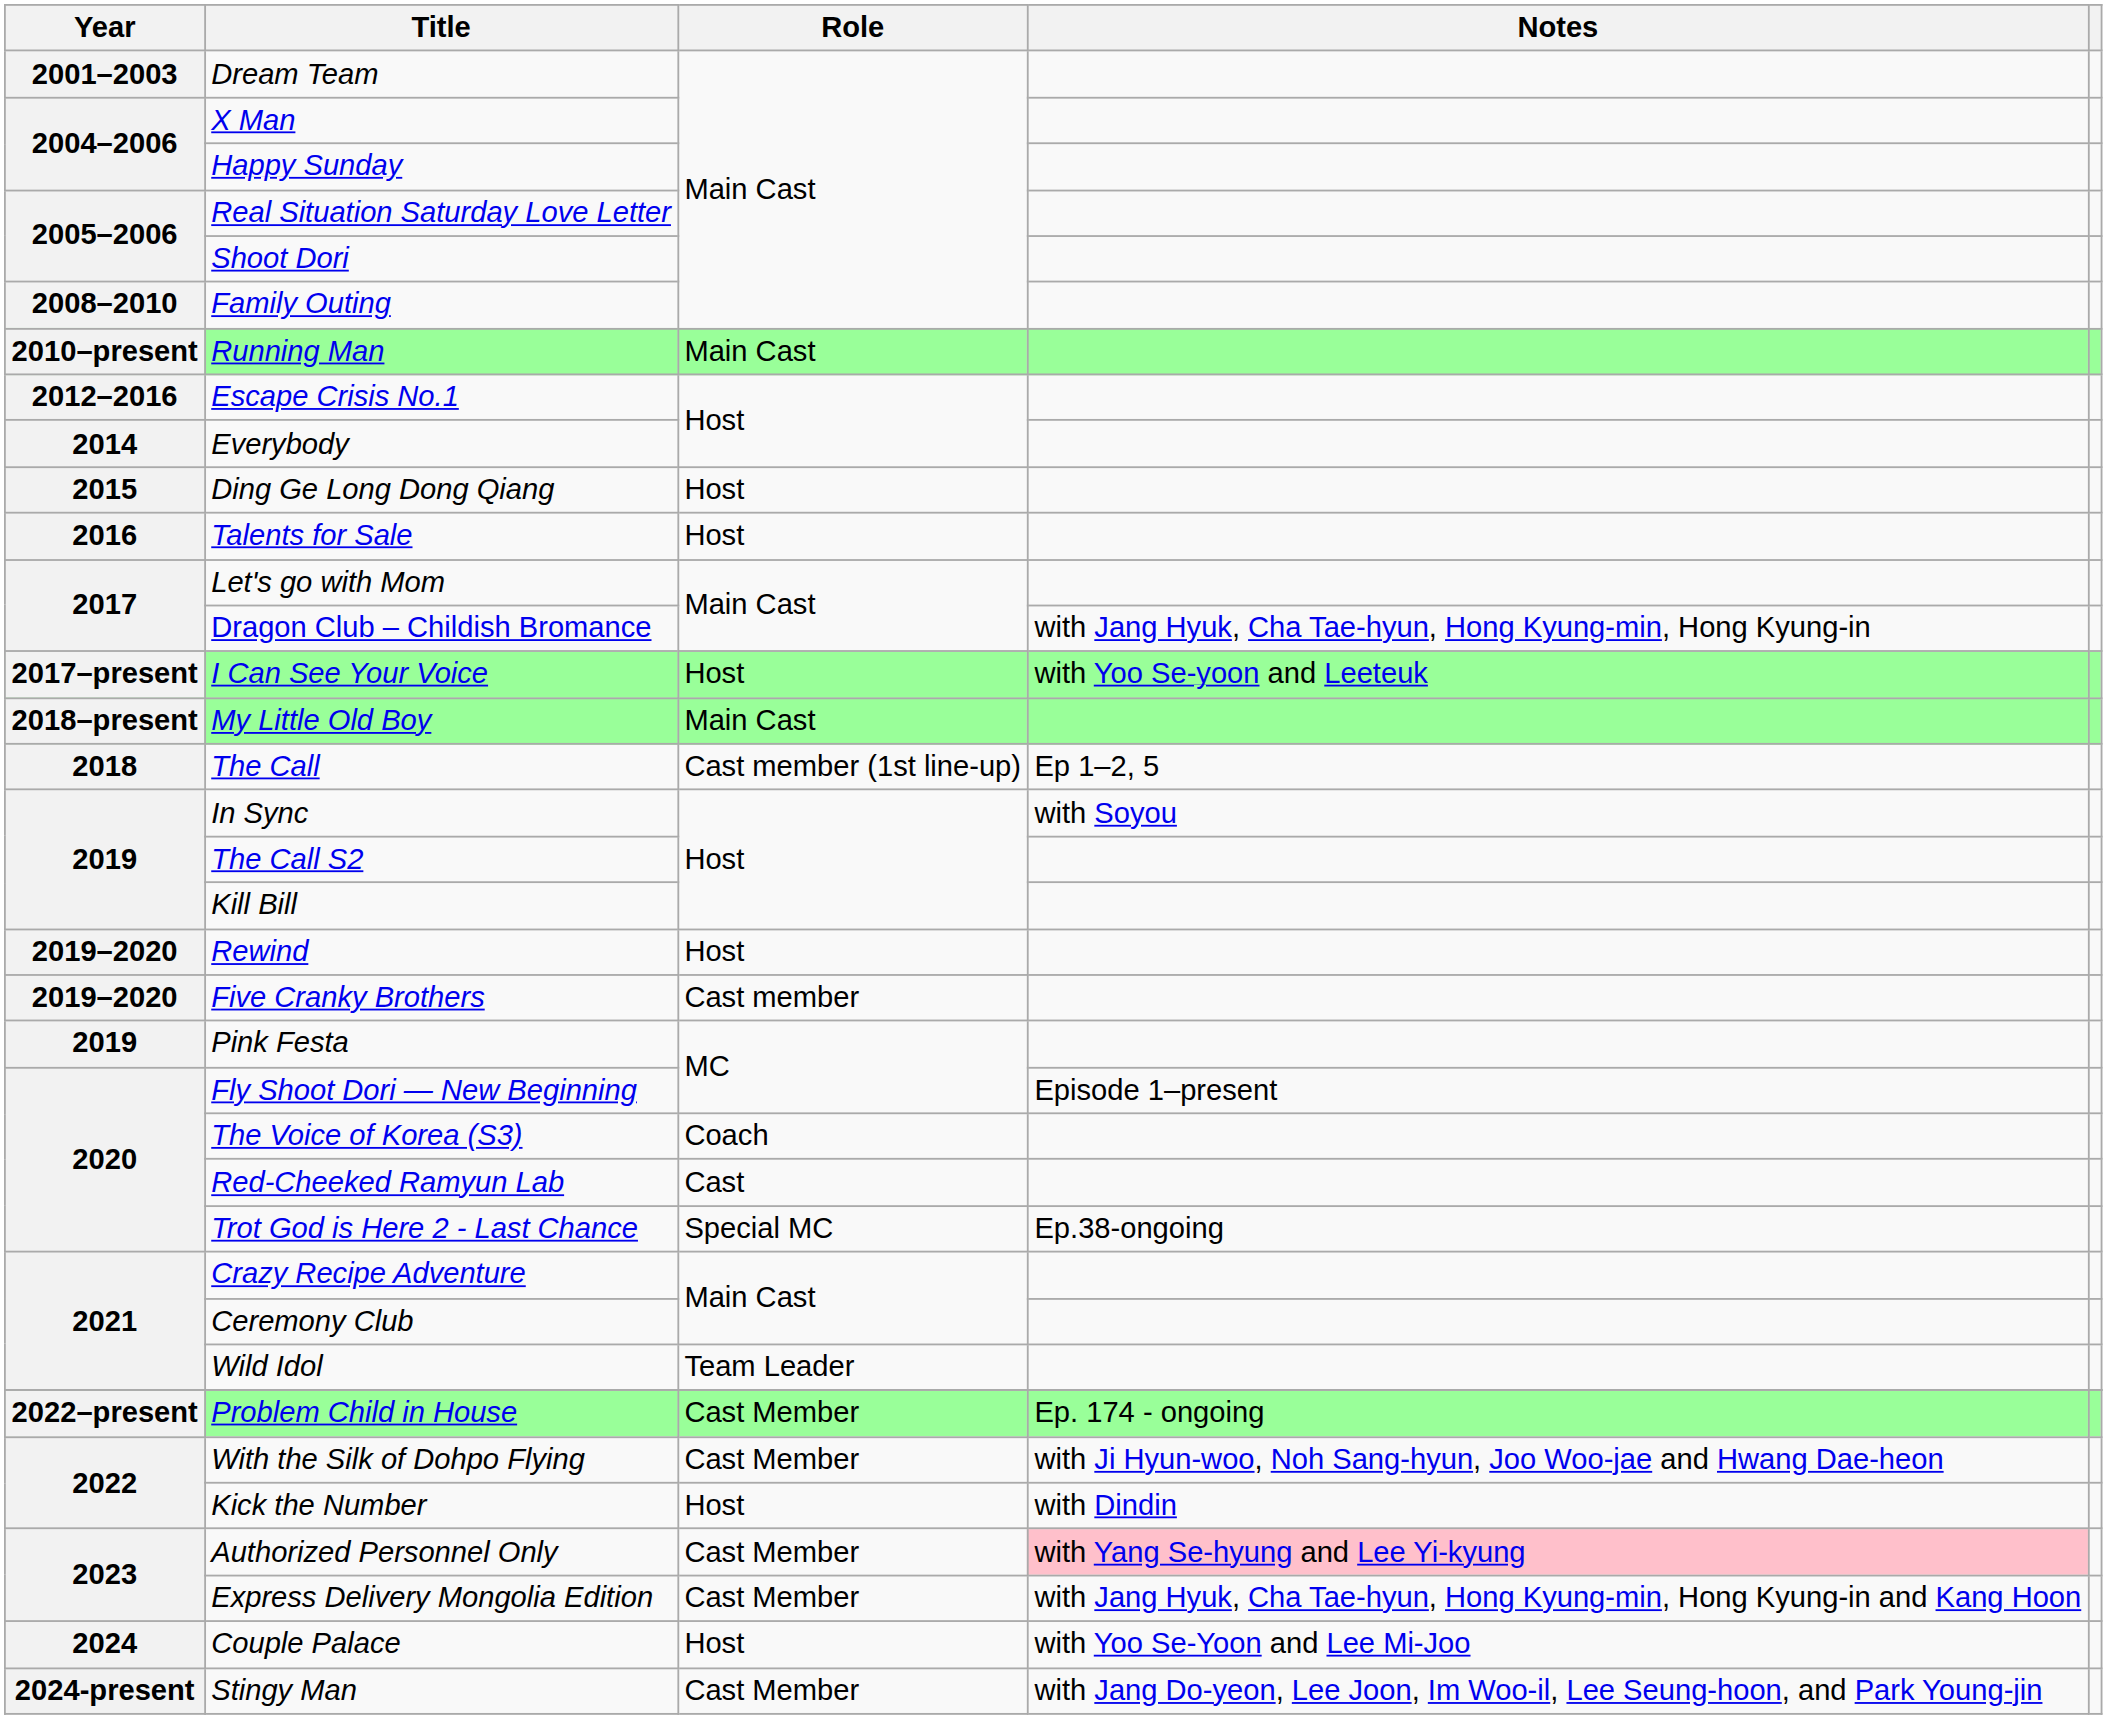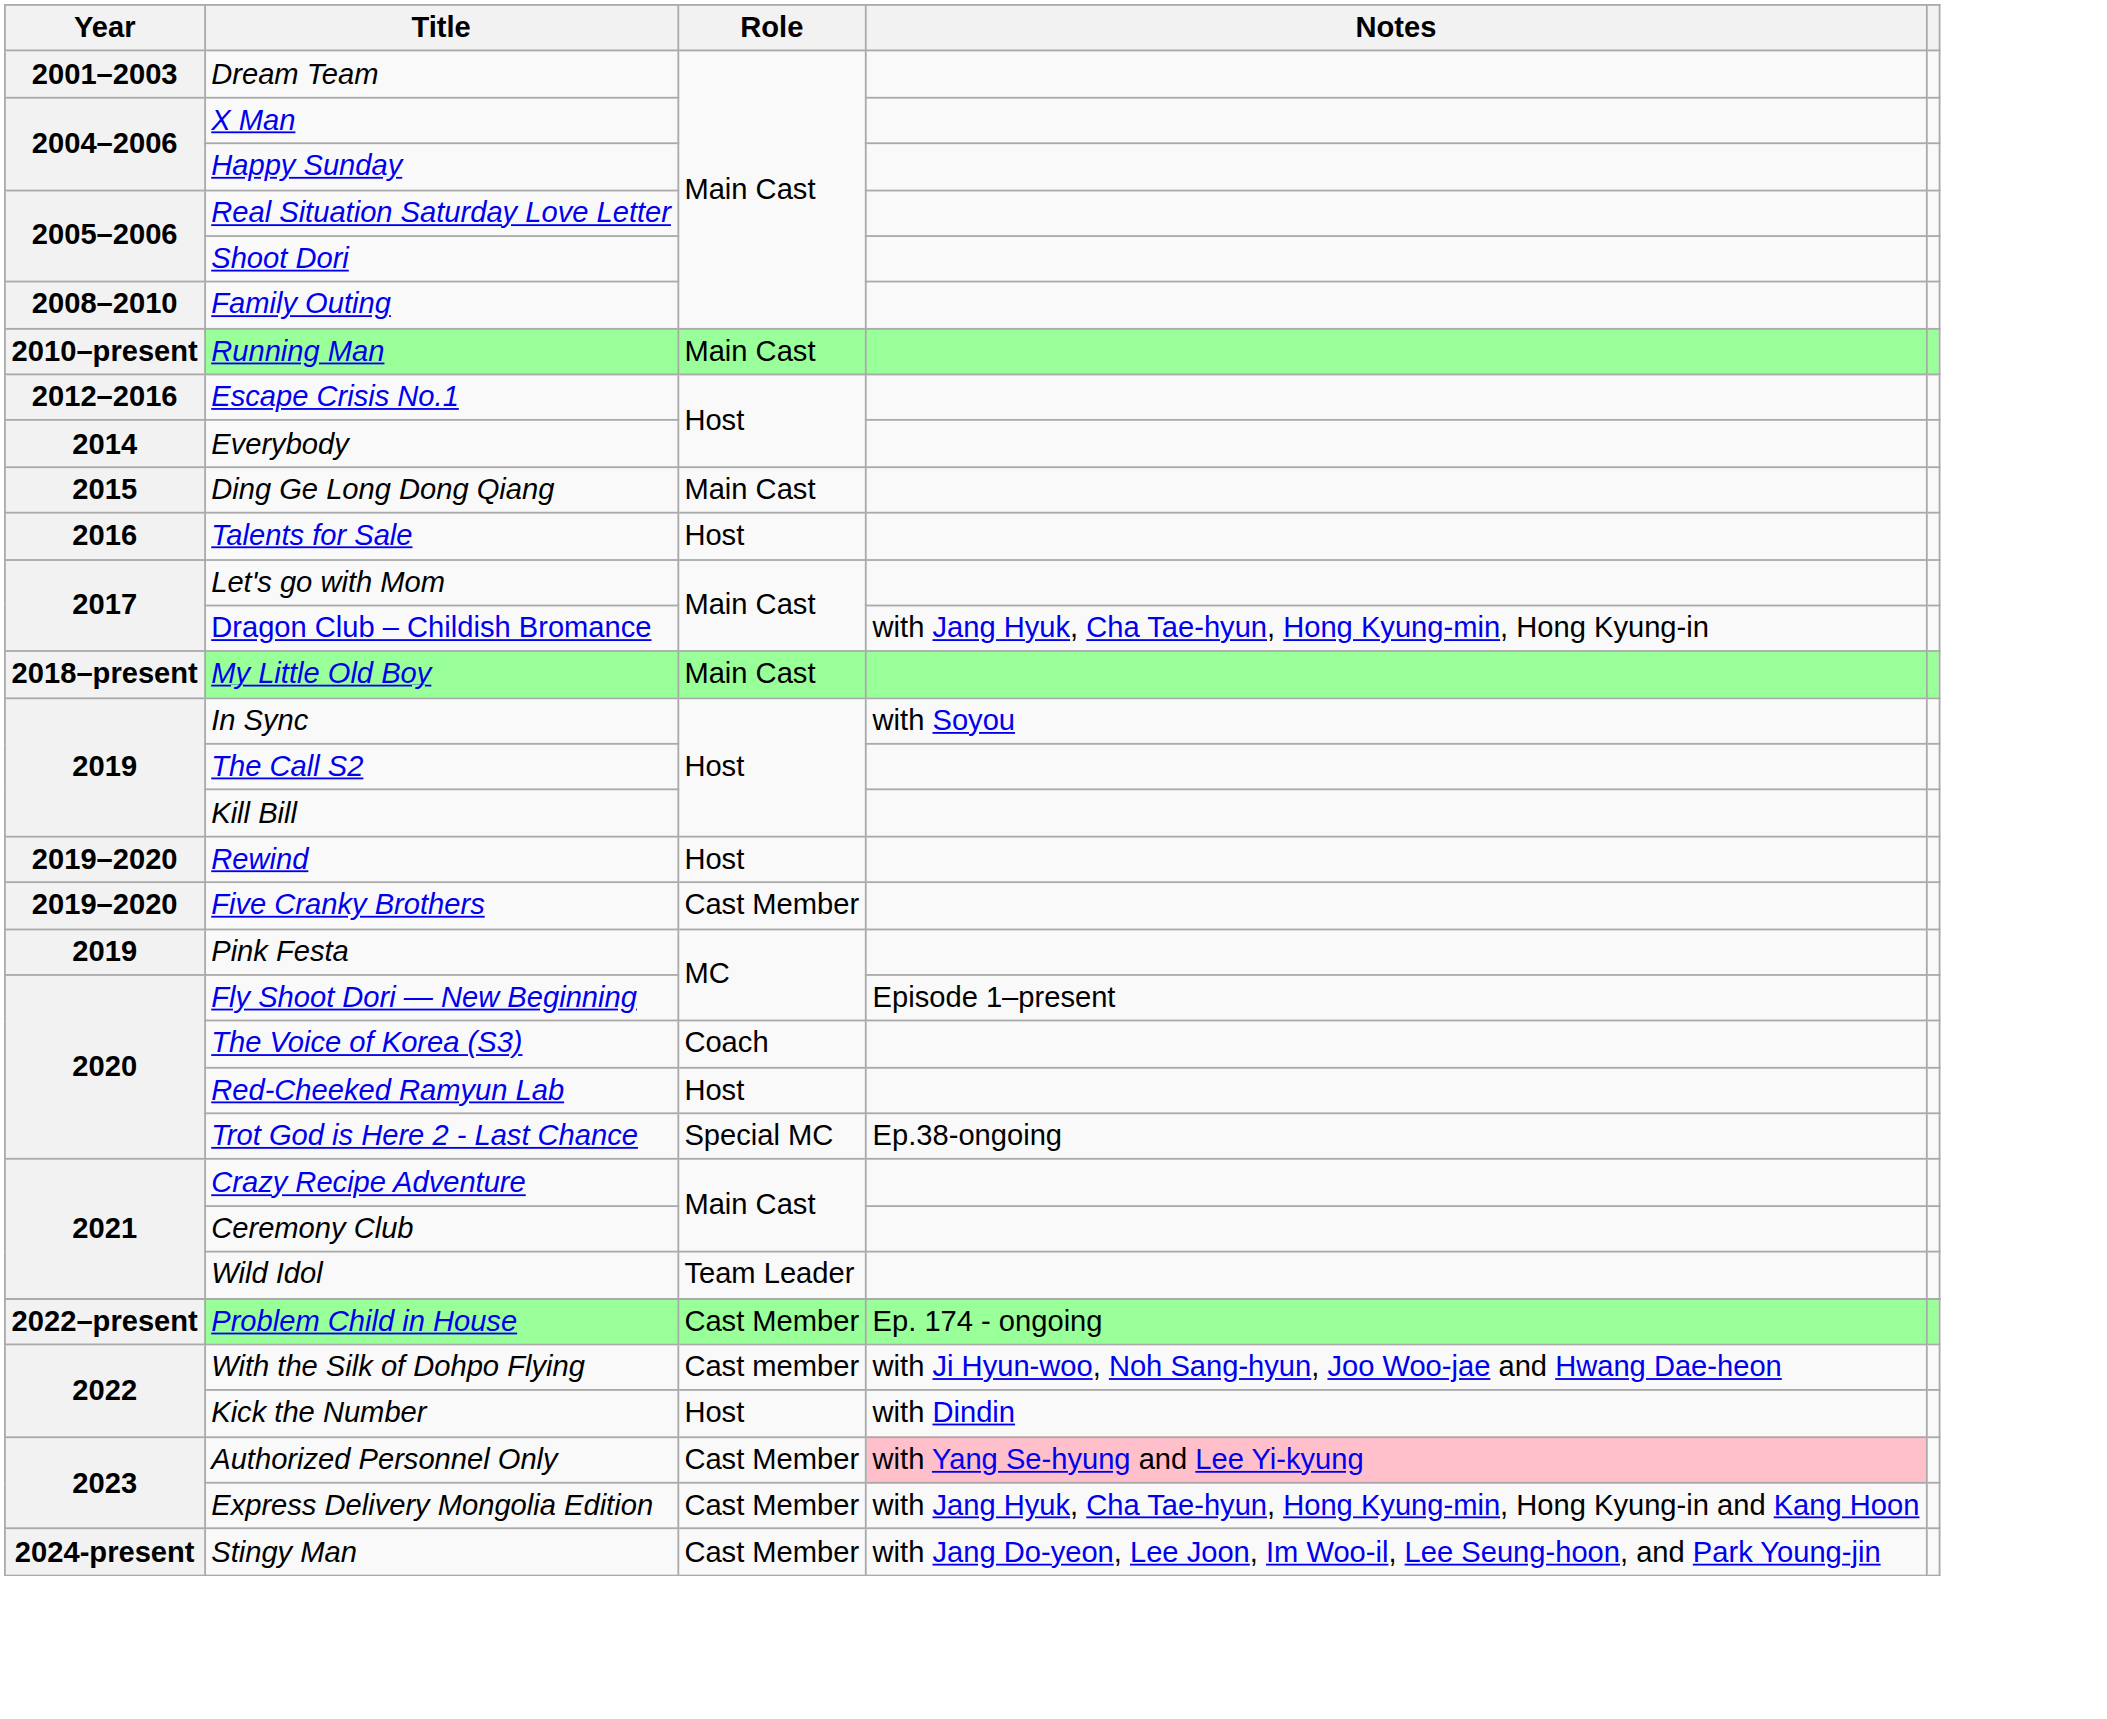(714, 489) Host -> (750, 489) Main Cast
- row: (350, 674)
- row: (265, 766)
(772, 997) Cast member -> (772, 905) Cast Member
(714, 1182) Cast -> (714, 1089) Host
(772, 1459) Cast Member -> (772, 1366) Cast member
- row: (306, 1643)
